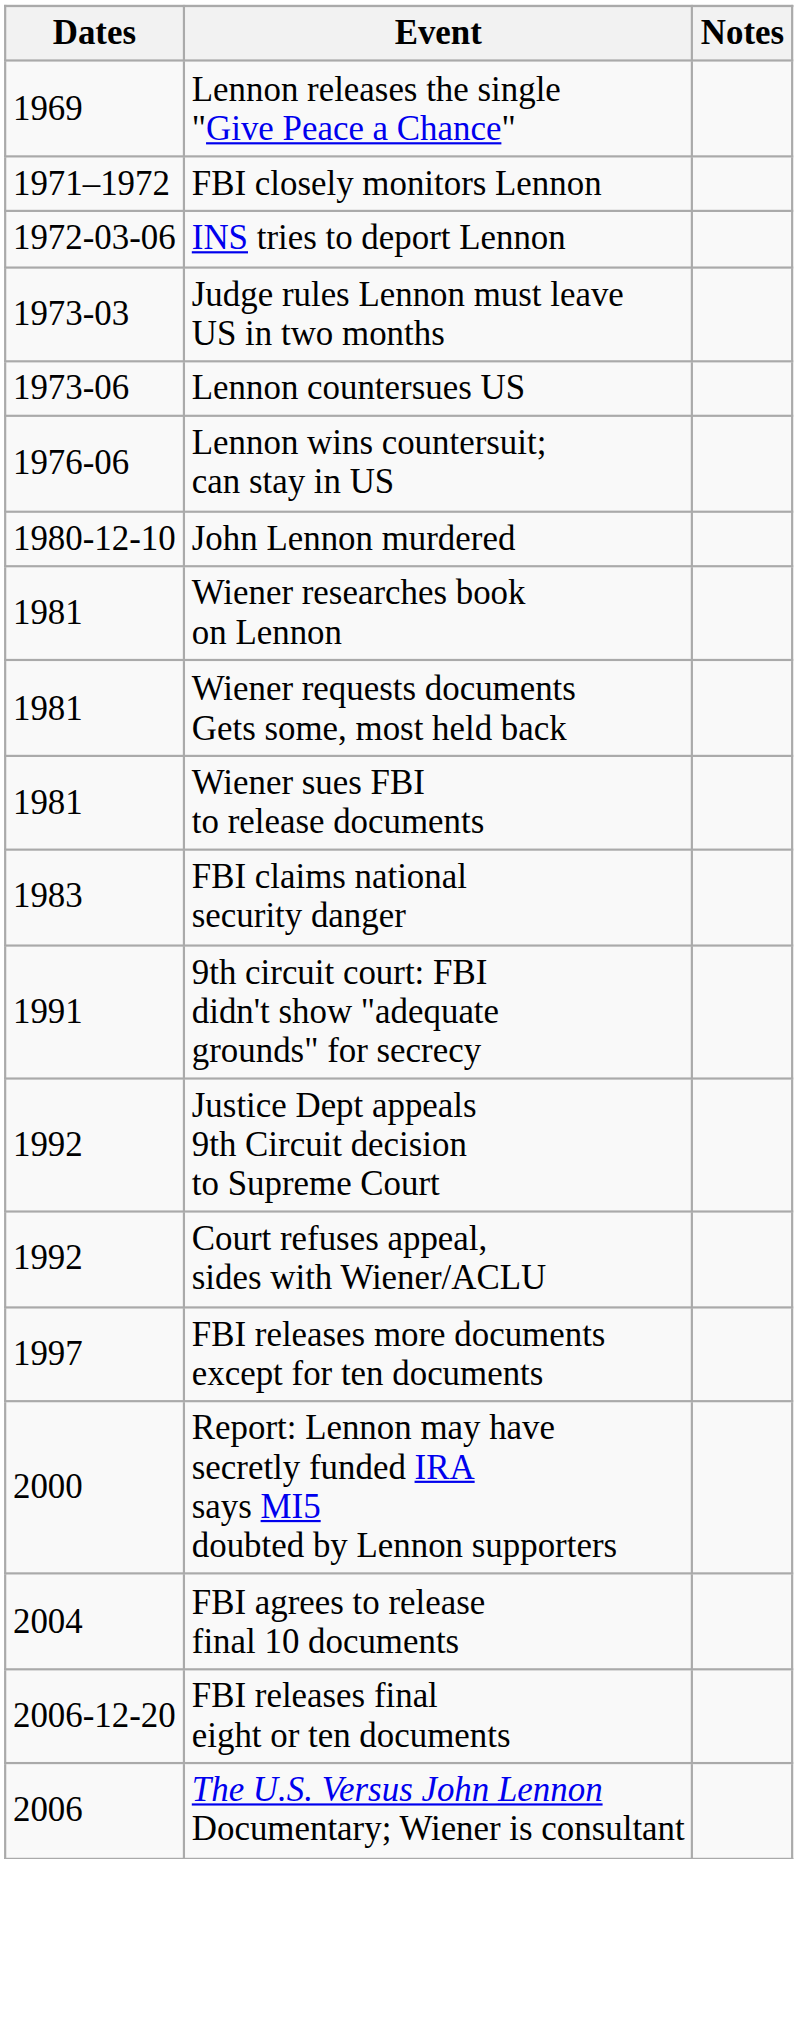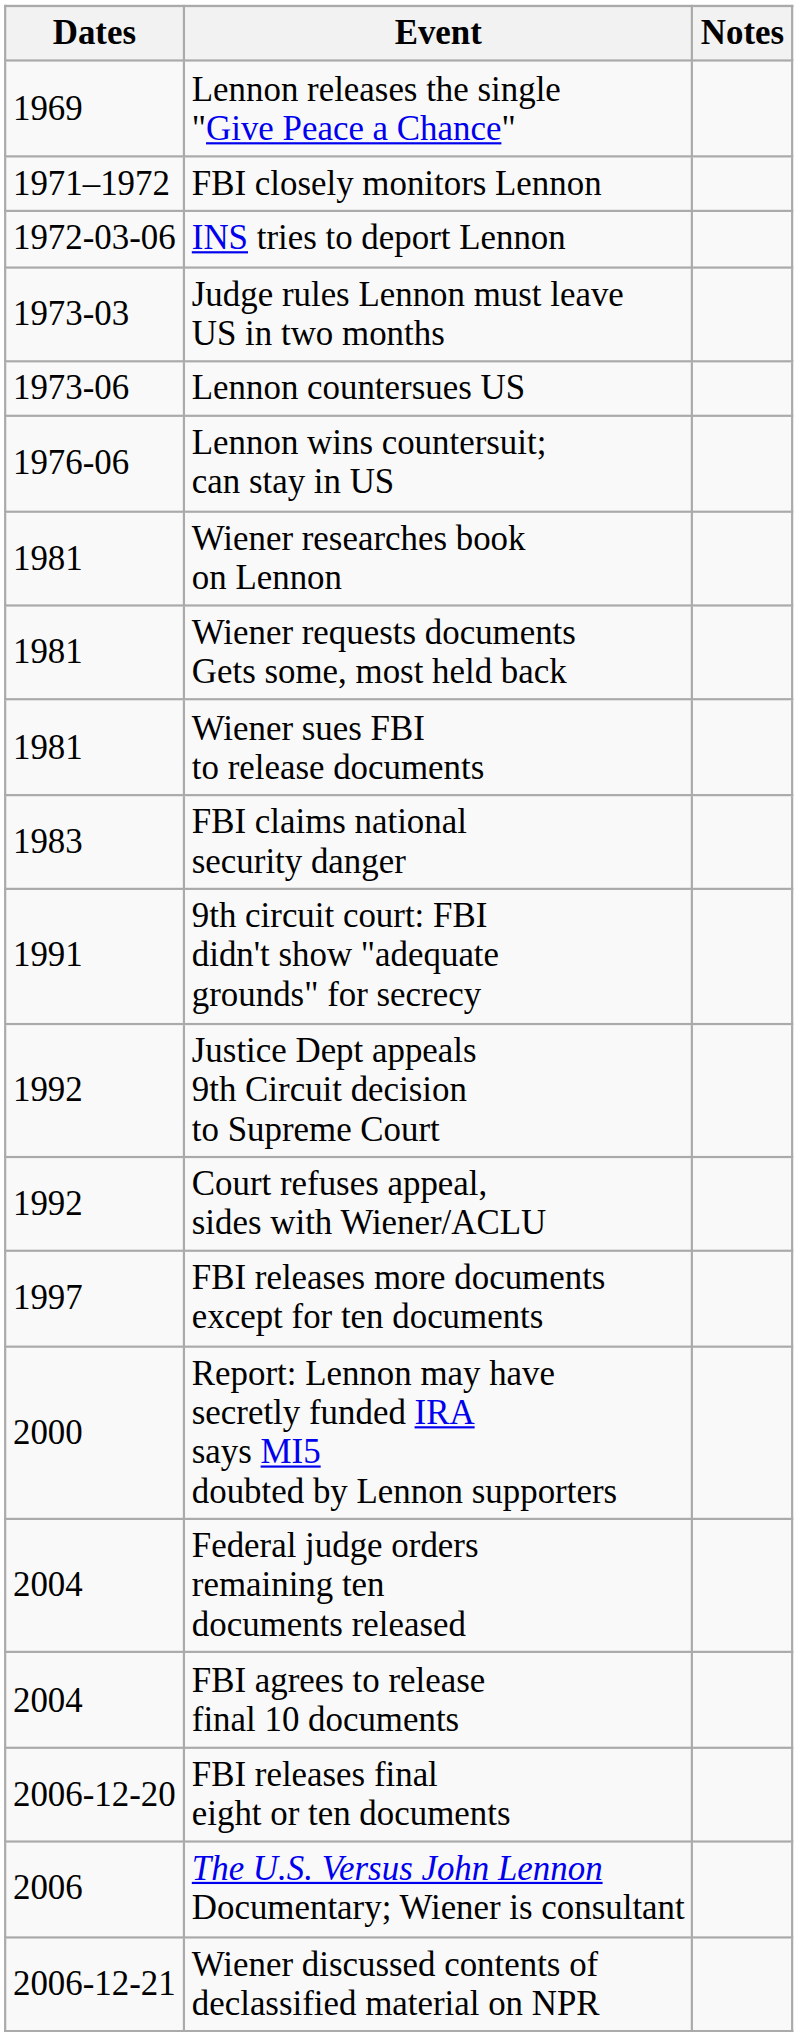- row: (354, 537)
+ row: (335, 1585)
+ row: (396, 1983)
